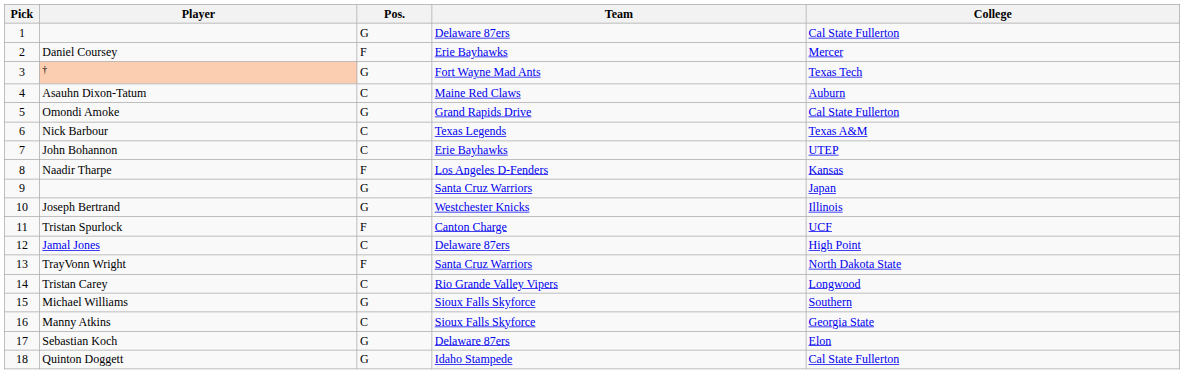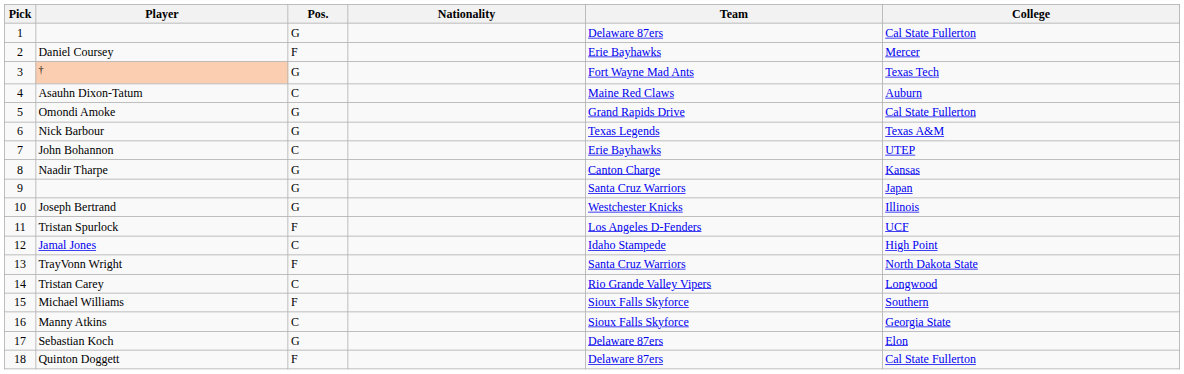+ column: (466, 14)
(364, 131) C -> (295, 131) G
(363, 169) F -> (295, 169) G
(491, 169) Los Angeles D-Fenders -> (624, 169) Canton Charge
(471, 226) Canton Charge -> (645, 226) Los Angeles D-Fenders
(472, 245) Delaware 87ers -> (627, 245) Idaho Stampede
(364, 302) G -> (294, 302) F
(364, 359) G -> (294, 359) F
(474, 359) Idaho Stampede -> (626, 359) Delaware 87ers
